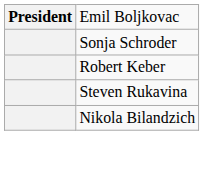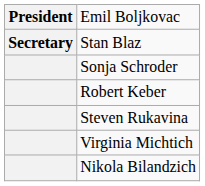+ row: (111, 42)
+ row: (137, 142)
